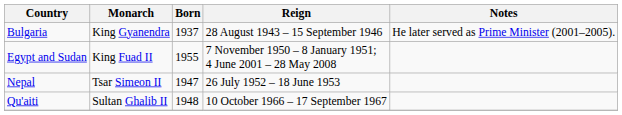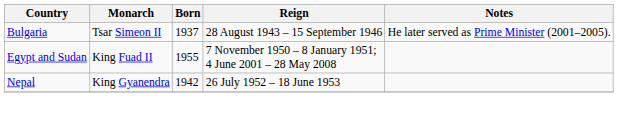(131, 32) King Gyanendra -> (127, 32) Tsar Simeon II
(127, 82) Tsar Simeon II -> (131, 82) King Gyanendra
(187, 82) 1947 -> (187, 82) 1942
- row: (23, 100)
